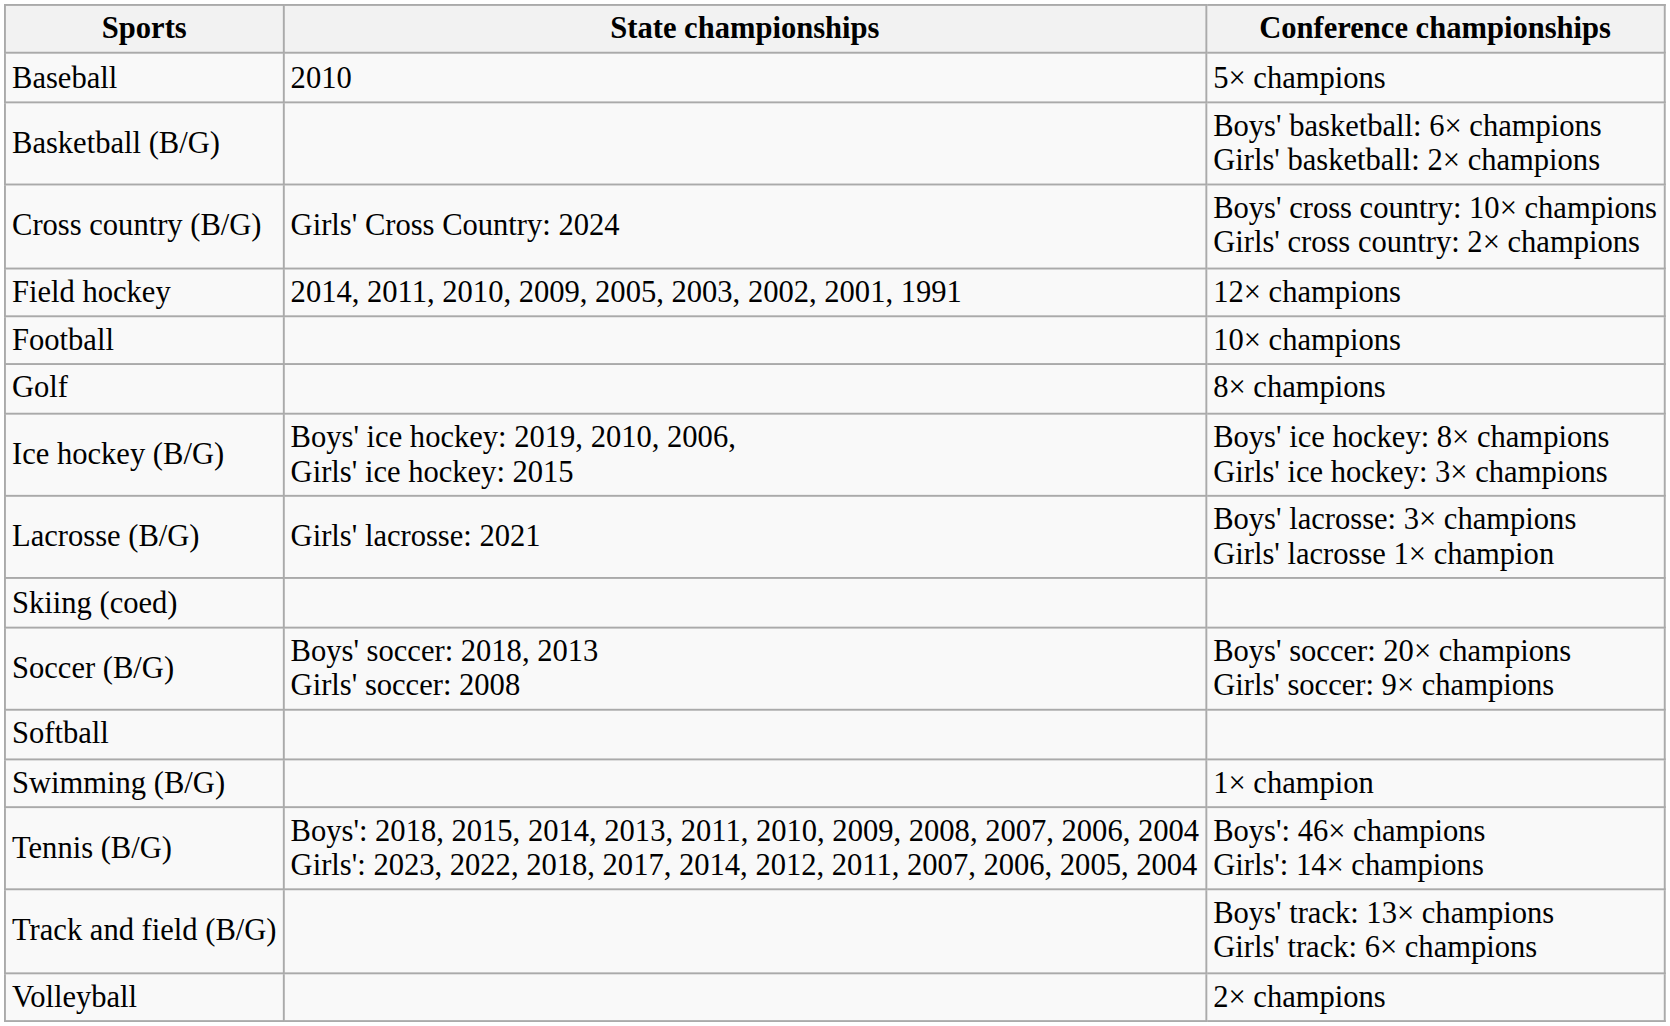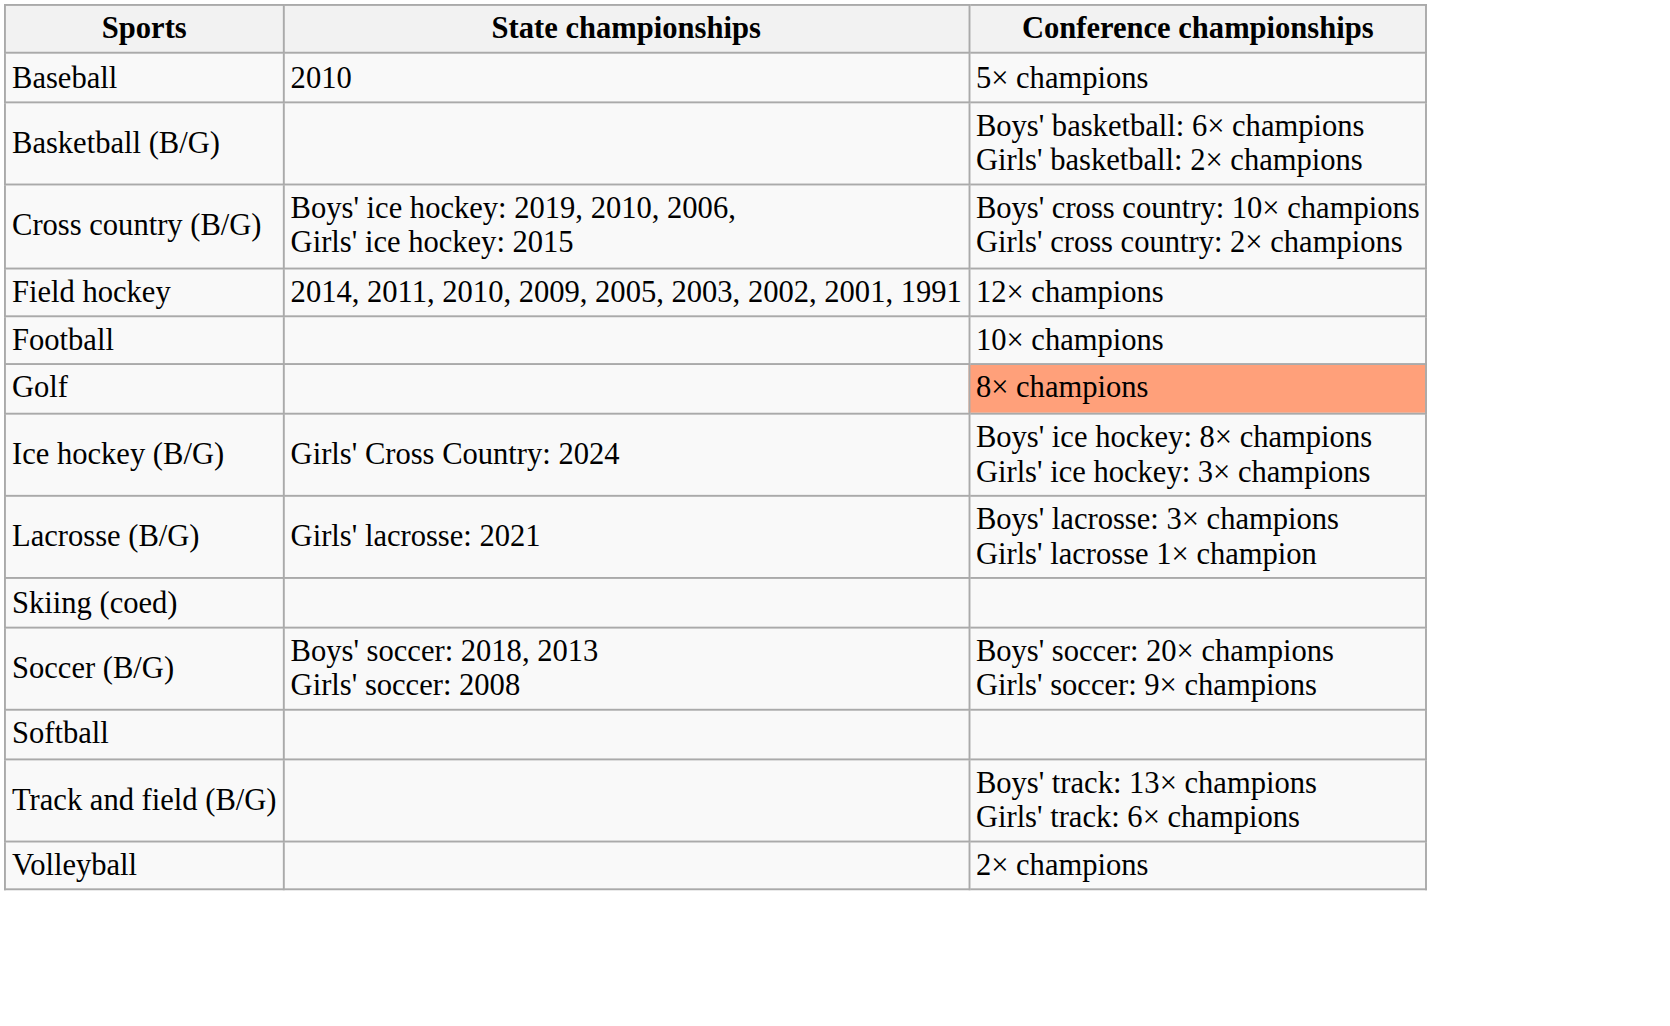(455, 225) Girls' Cross Country: 2024 -> (513, 225) Boys' ice hockey: 2019, 2010, 2006, Girls' ice hockey: 2015
(1299, 388) no background -> (1062, 388) lightsalmon background
(513, 453) Boys' ice hockey: 2019, 2010, 2006, Girls' ice hockey: 2015 -> (455, 453) Girls' Cross Country: 2024
- row: (119, 782)
- row: (92, 847)
